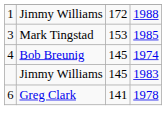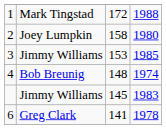(61, 14) Jimmy Williams -> (57, 14) Mark Tingstad
+ row: (10, 34)
(57, 34) Mark Tingstad -> (61, 54) Jimmy Williams
(118, 54) 145 -> (118, 74) 148
